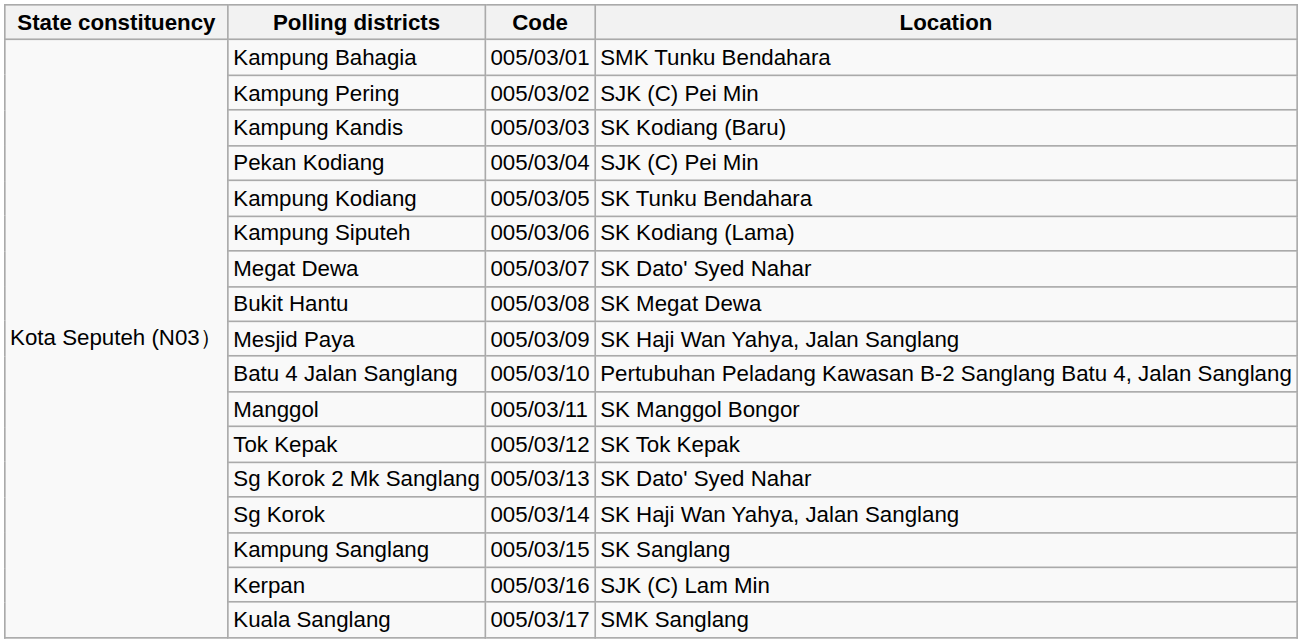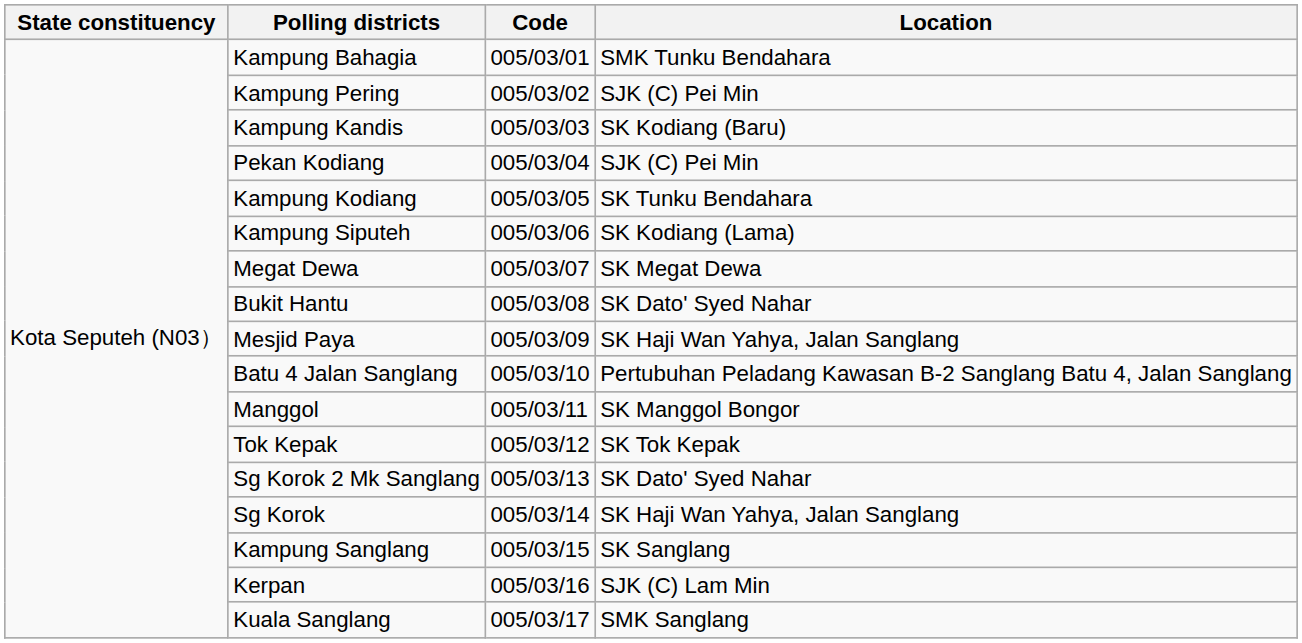(706, 268) SK Dato' Syed Nahar -> (681, 268) SK Megat Dewa
(681, 303) SK Megat Dewa -> (706, 303) SK Dato' Syed Nahar
